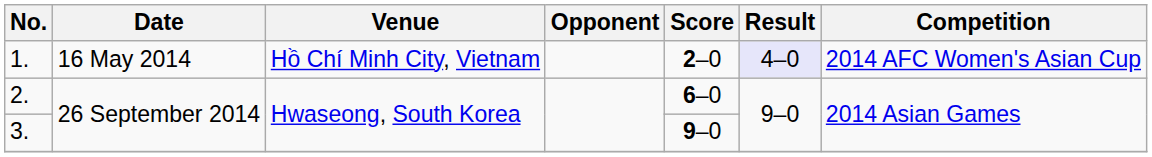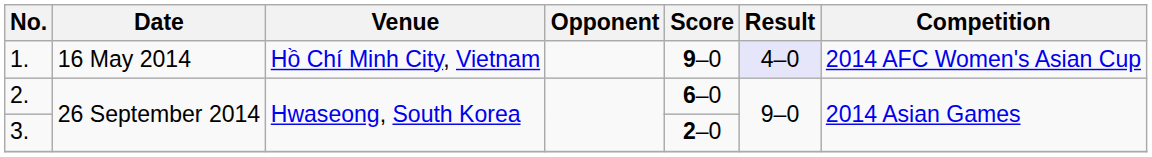(702, 59) 2–0 -> (702, 59) 9–0
(702, 132) 9–0 -> (702, 132) 2–0
